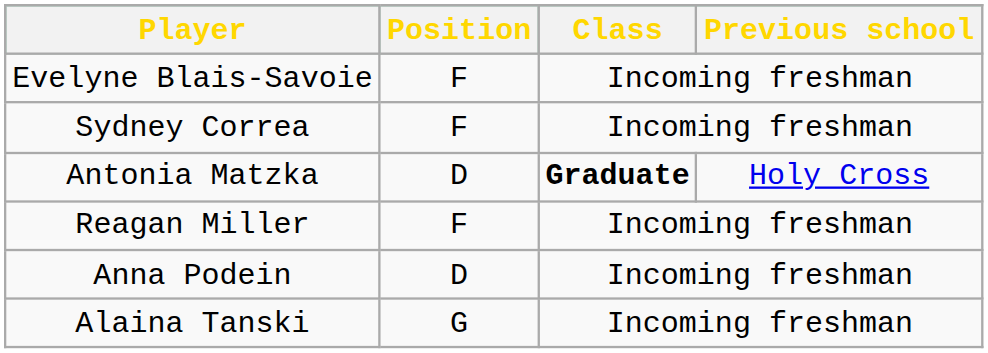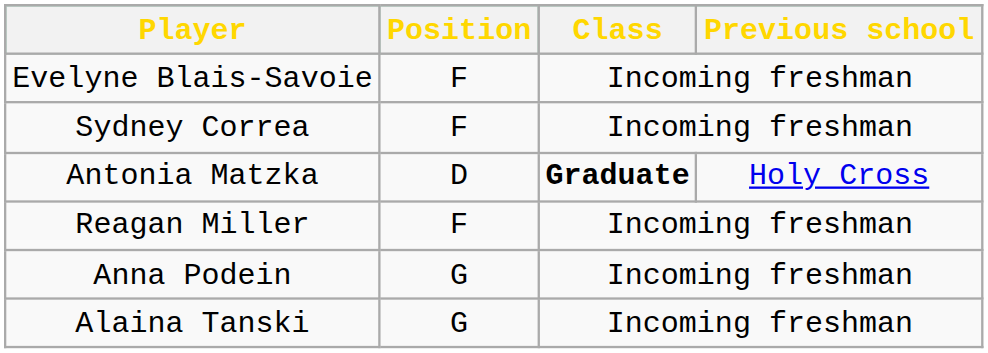(459, 274) D -> (459, 274) G
